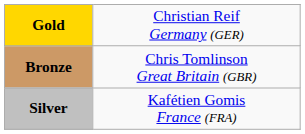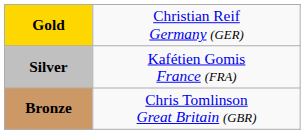rows swapped: (48, 108) <-> (48, 66)
